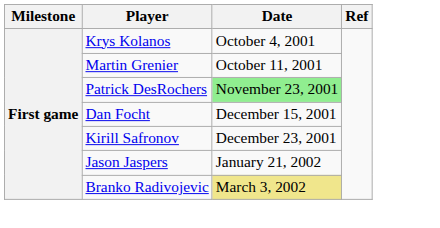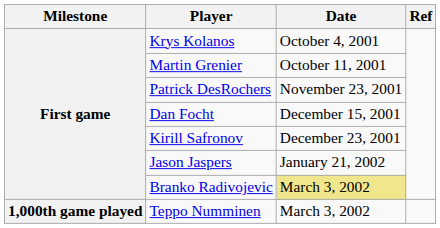(277, 89) lightgreen background -> (341, 89) no background
+ row: (205, 211)
